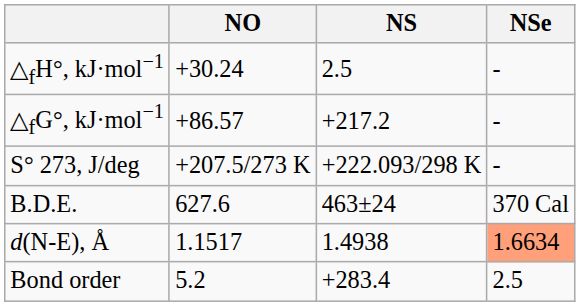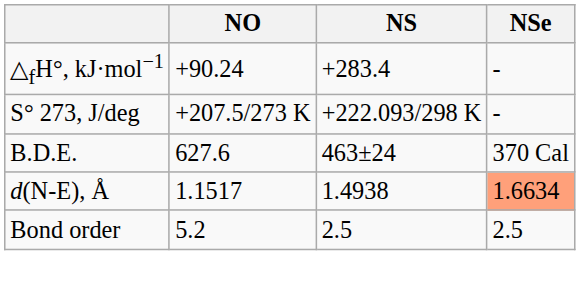(209, 68) +30.24 -> (209, 68) +90.24
(337, 68) 2.5 -> (356, 68) +283.4
- row: (87, 120)
(356, 281) +283.4 -> (337, 229) 2.5
